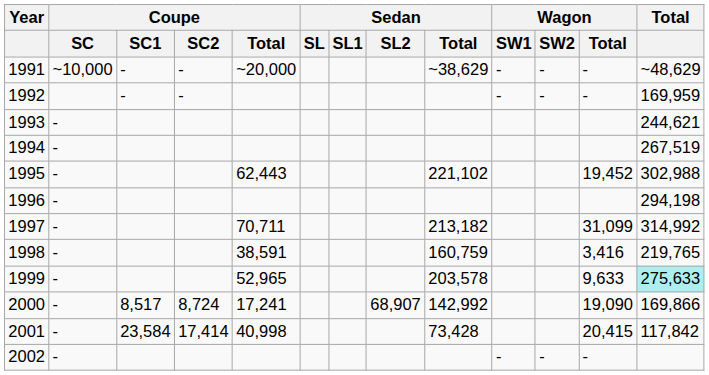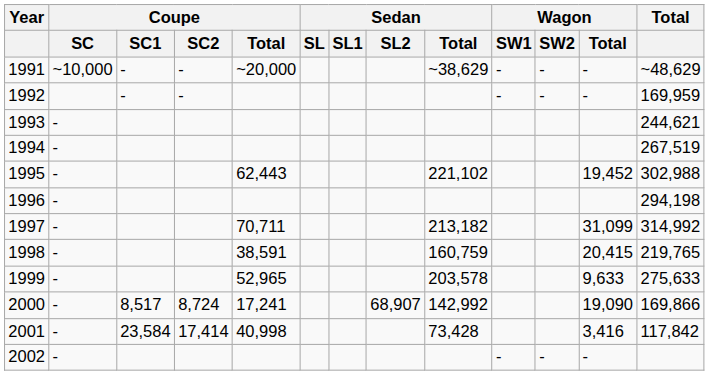(603, 252) 3,416 -> (608, 252) 20,415
(670, 278) paleturquoise background -> (670, 278) no background
(608, 331) 20,415 -> (603, 331) 3,416
